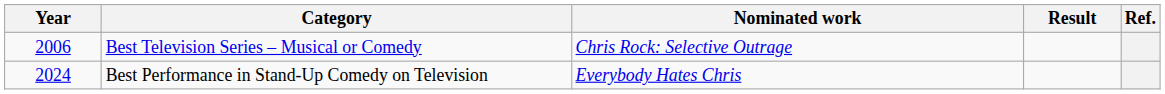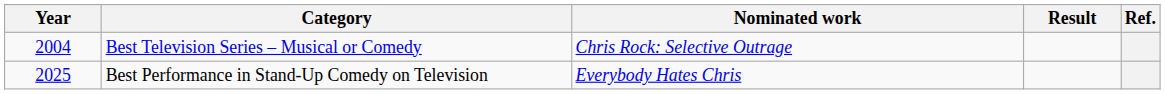(53, 46) 2006 -> (53, 46) 2004
(53, 74) 2024 -> (53, 74) 2025
